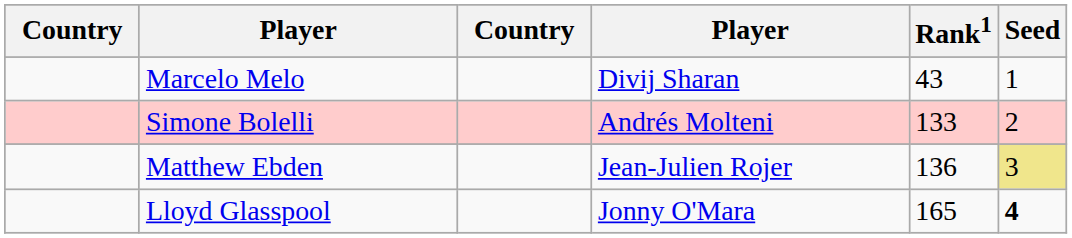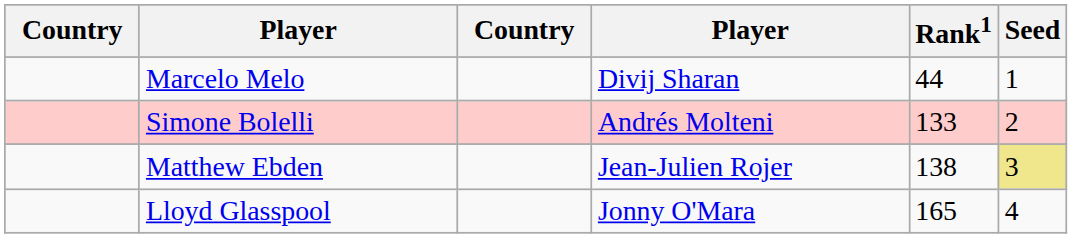(929, 78) 43 -> (929, 78) 44
(936, 166) 136 -> (936, 166) 138
(1012, 210) bold -> (1012, 210) normal
